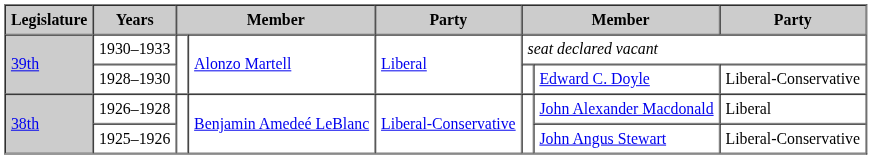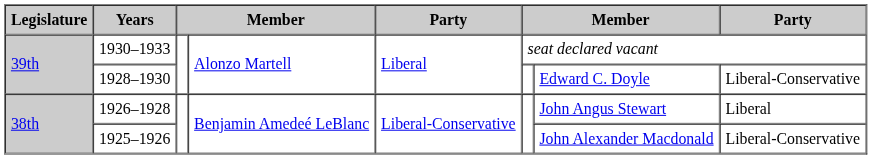(627, 108) John Alexander Macdonald -> (603, 108) John Angus Stewart
(603, 138) John Angus Stewart -> (627, 138) John Alexander Macdonald
